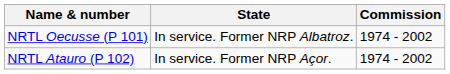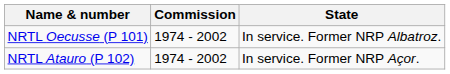columns swapped: (401, 15) <-> (254, 15)
